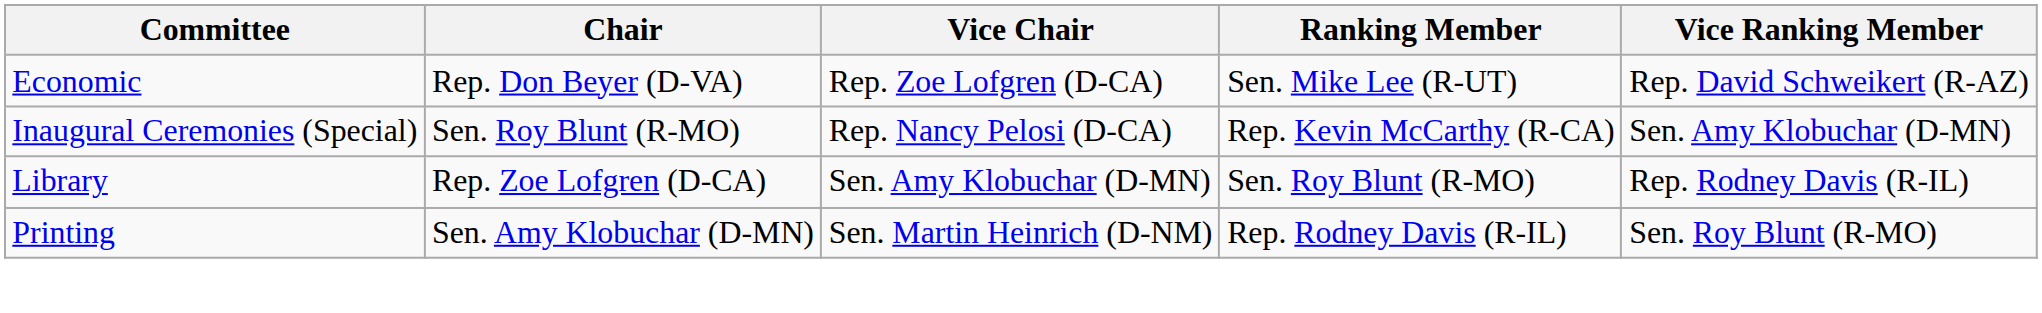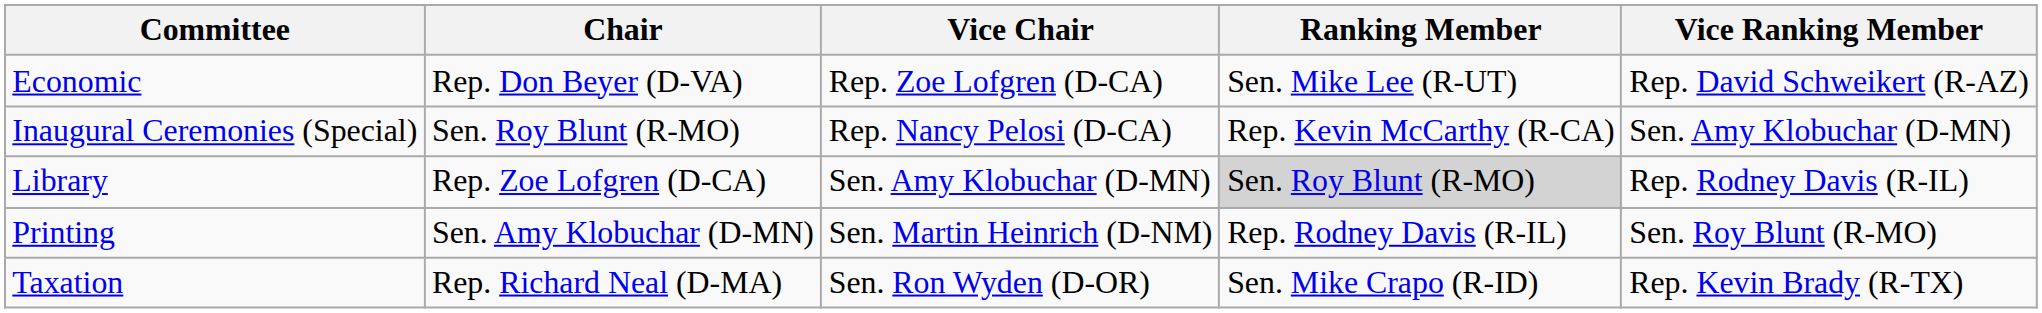(1381, 181) no background -> (1381, 181) lightgrey background
+ row: (68, 282)
